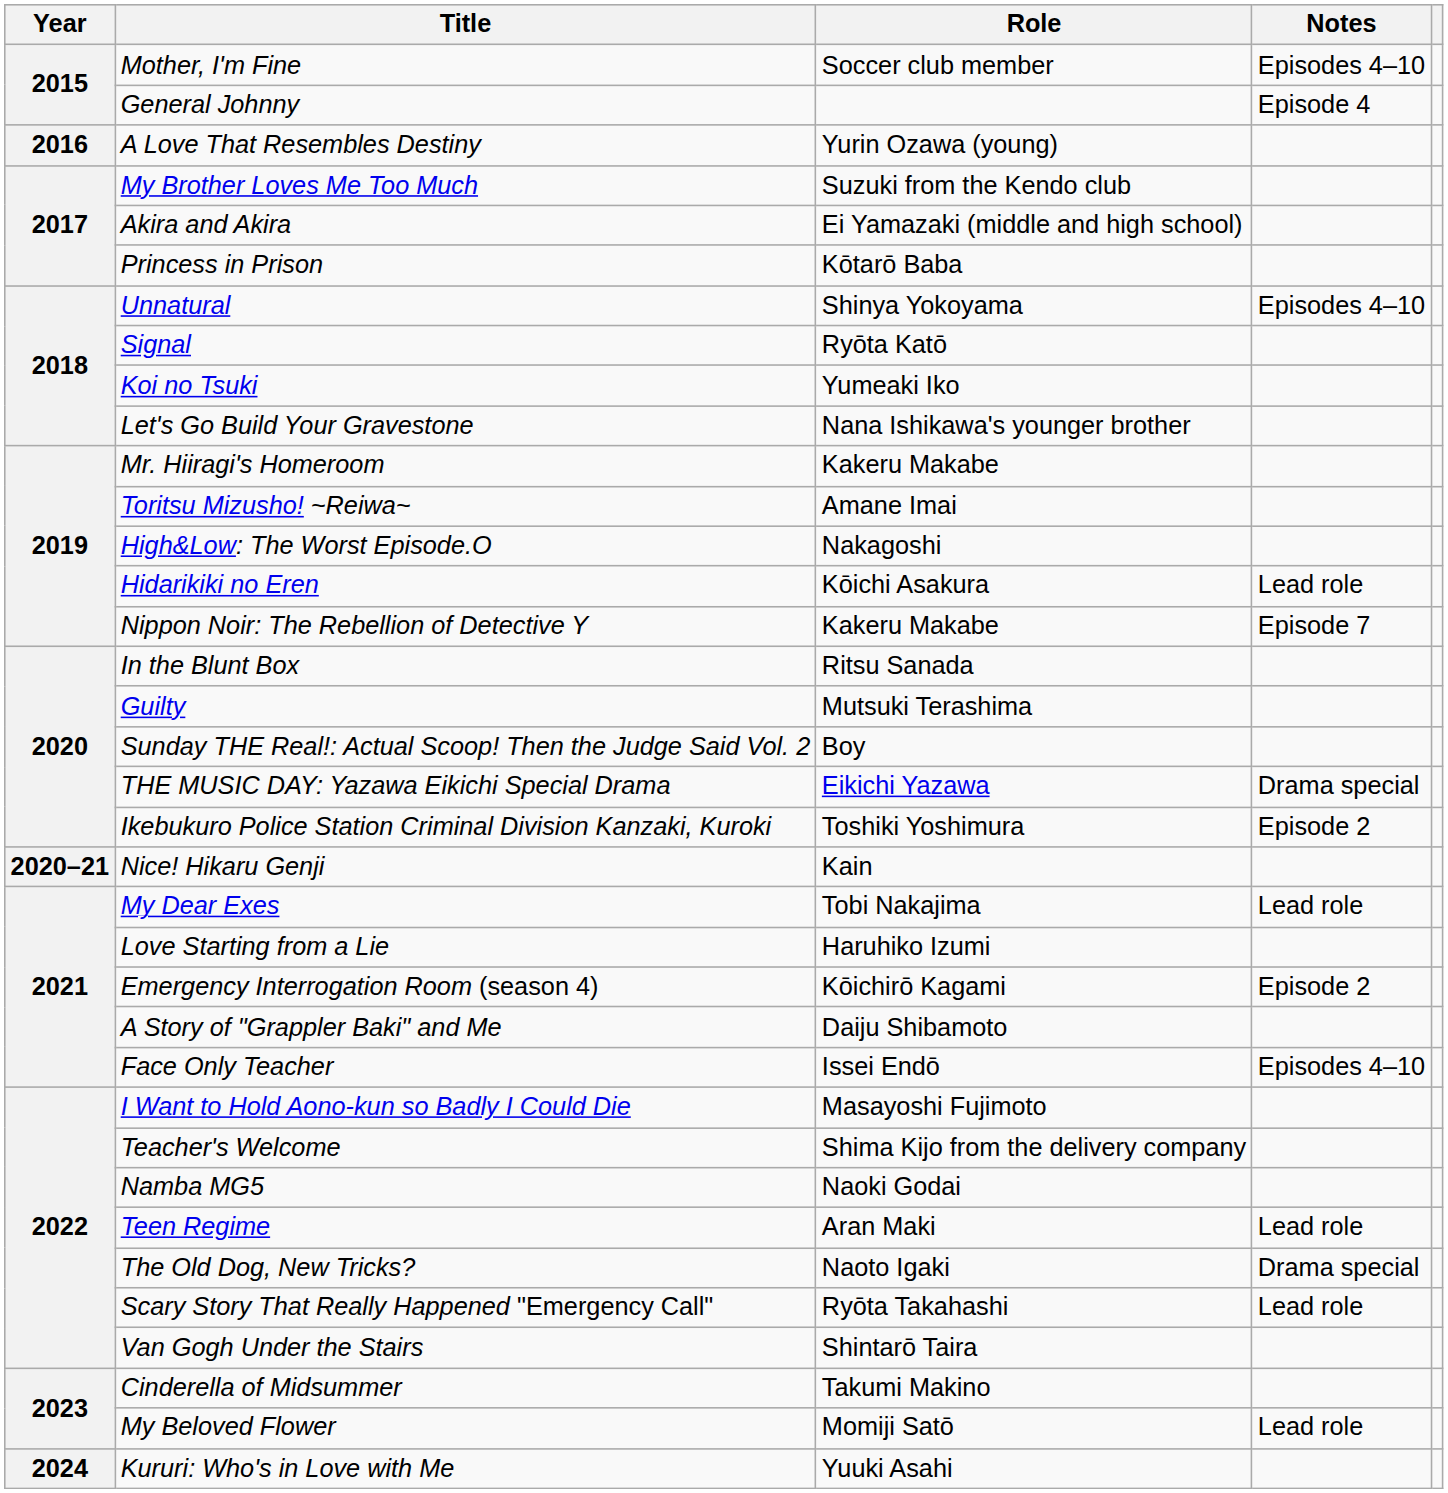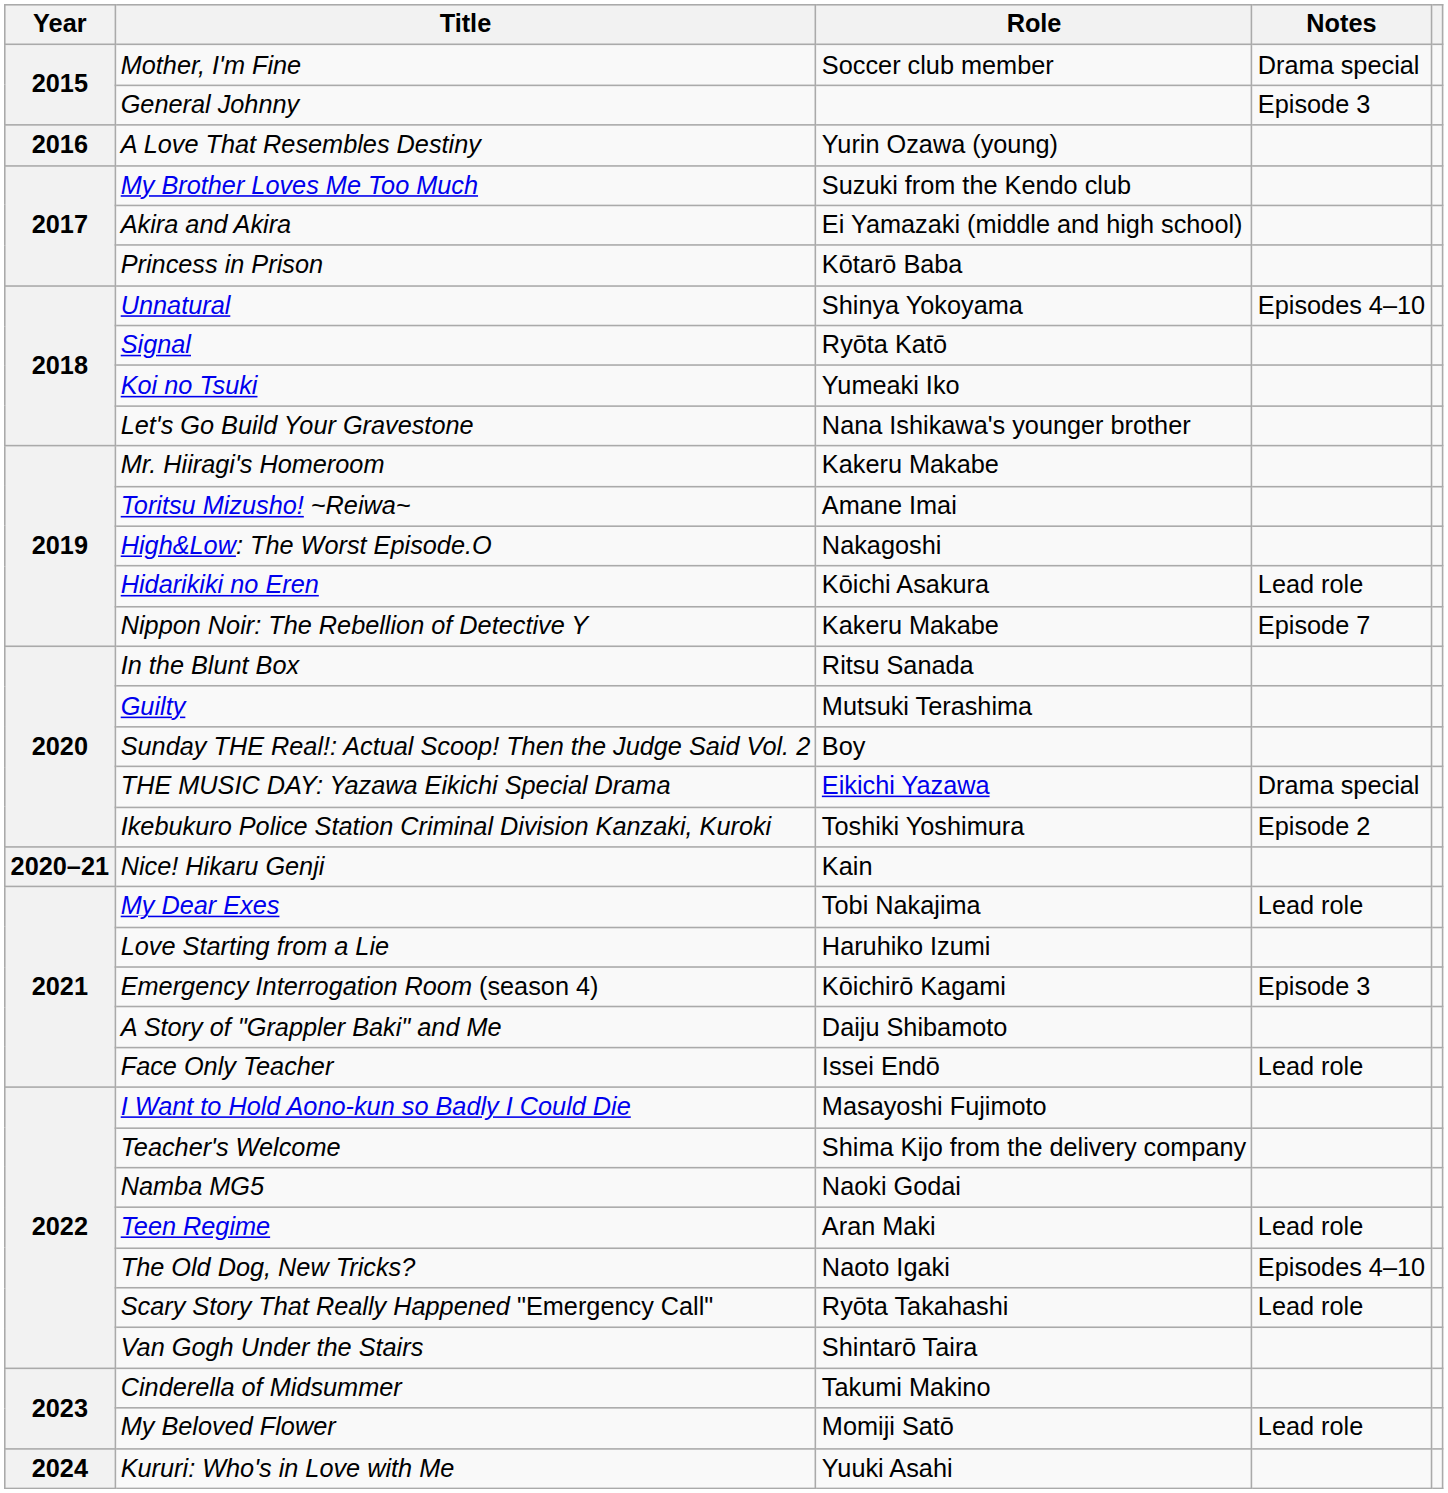(1341, 64) Episodes 4–10 -> (1339, 64) Drama special
(1314, 104) Episode 4 -> (1314, 104) Episode 3
(1314, 986) Episode 2 -> (1314, 986) Episode 3
(1341, 1066) Episodes 4–10 -> (1311, 1066) Lead role
(1339, 1267) Drama special -> (1341, 1267) Episodes 4–10
